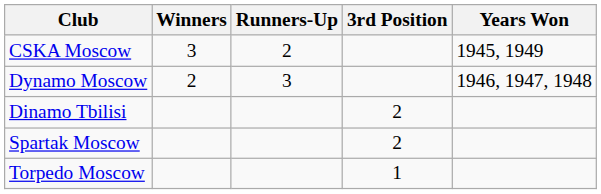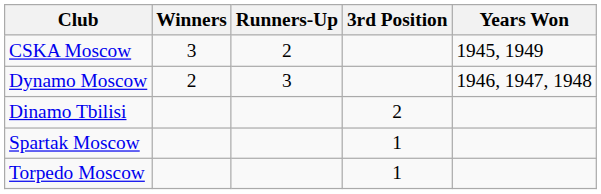(397, 142) 2 -> (397, 142) 1
